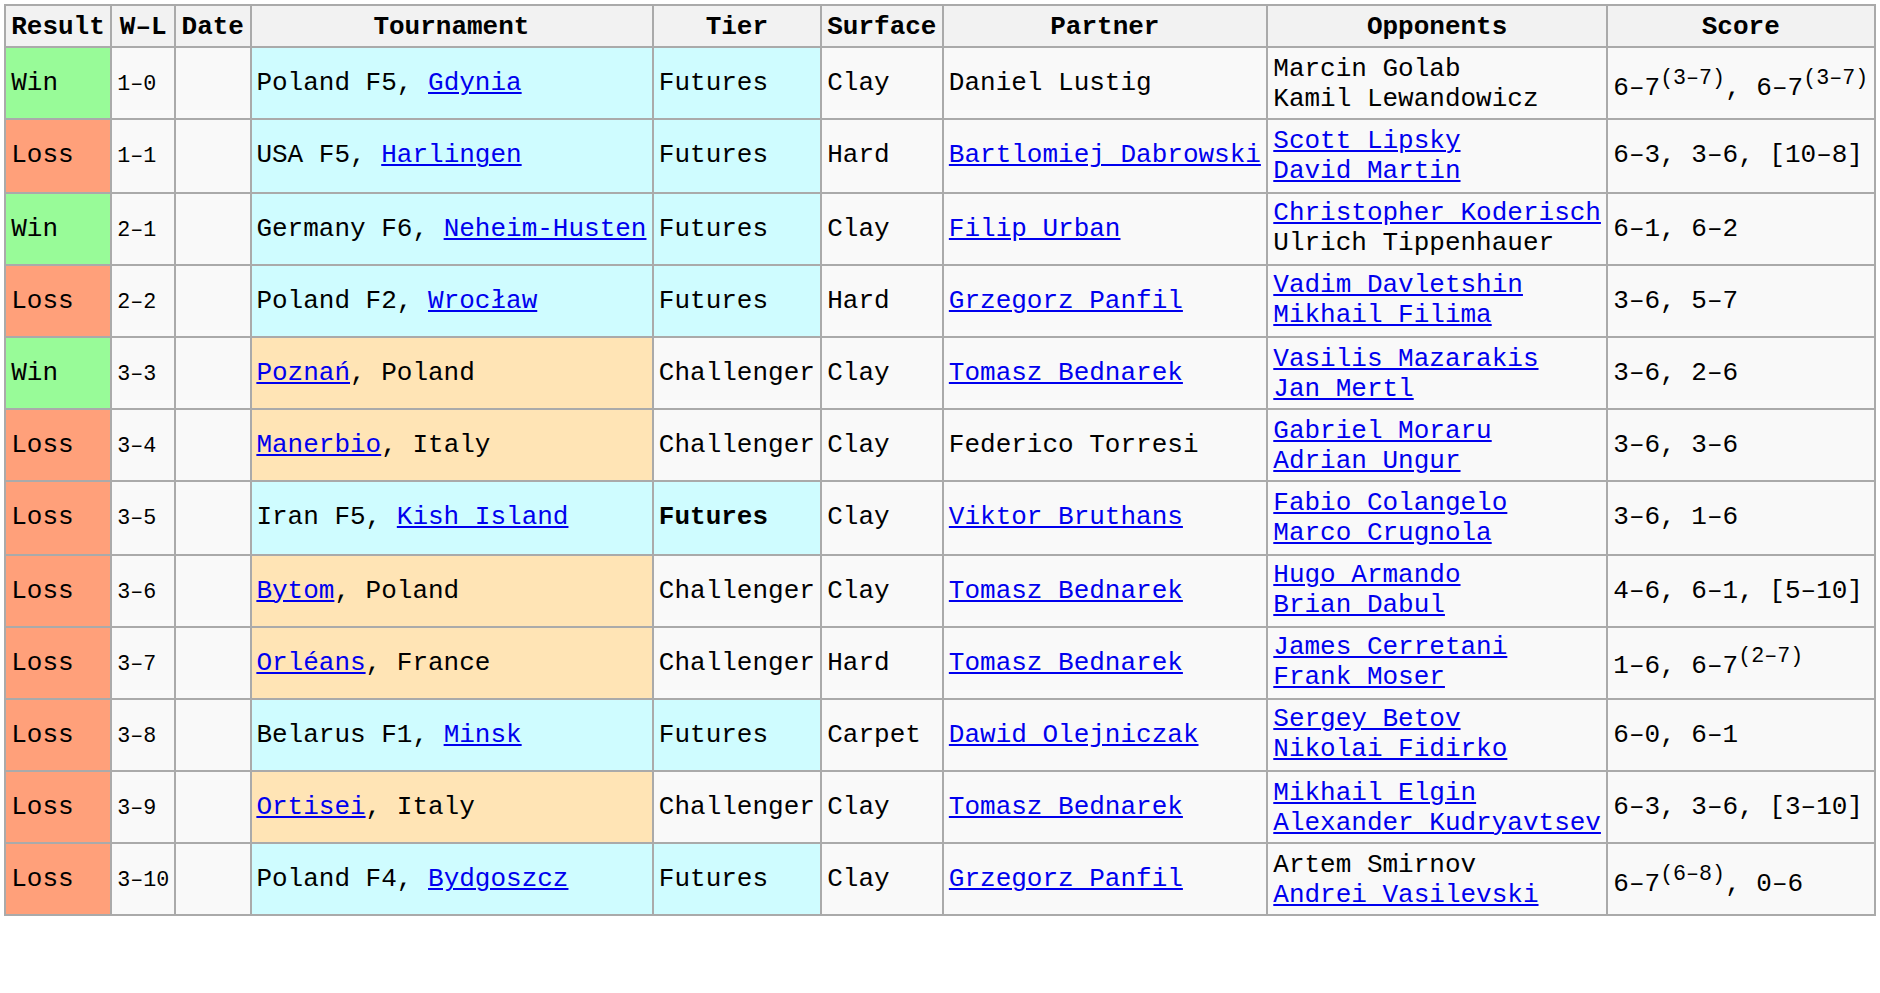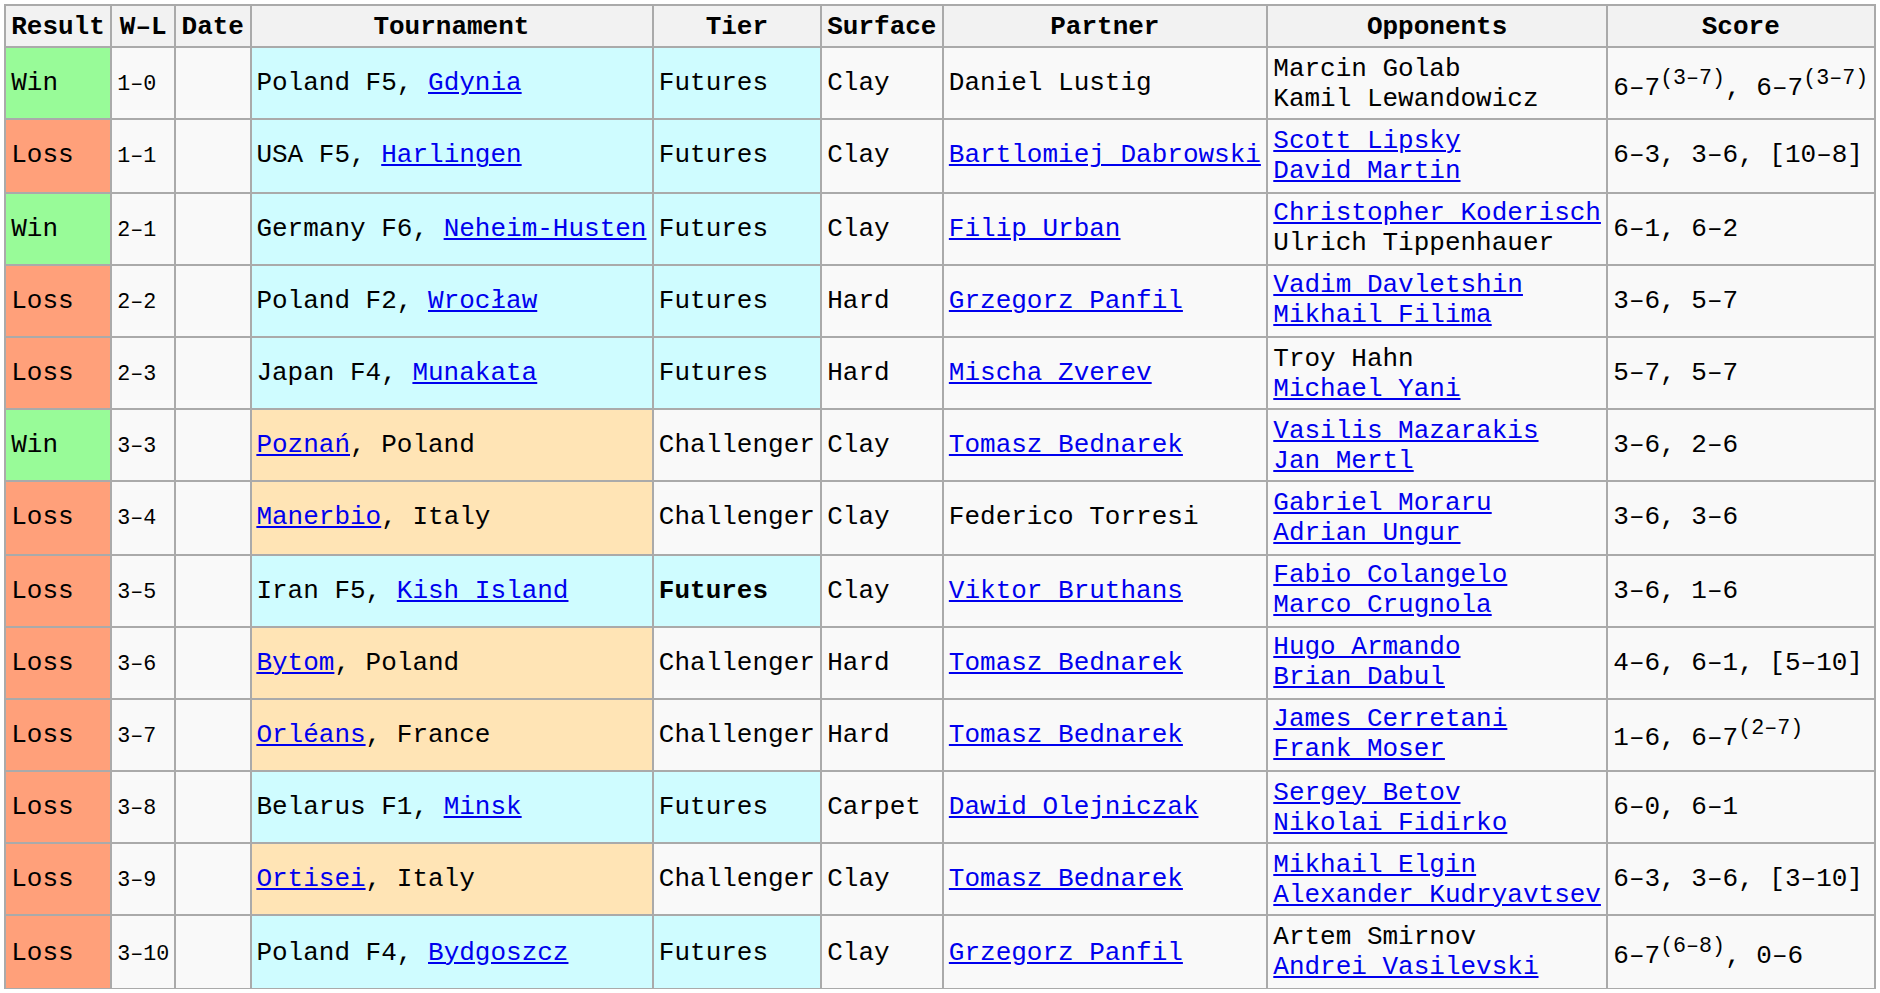(858, 156) Hard -> (858, 156) Clay
+ row: (397, 373)
(858, 590) Clay -> (858, 663) Hard
